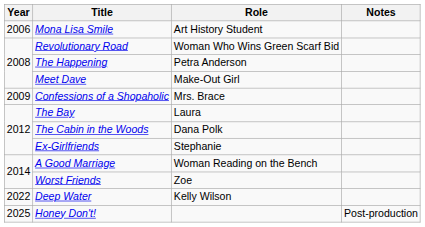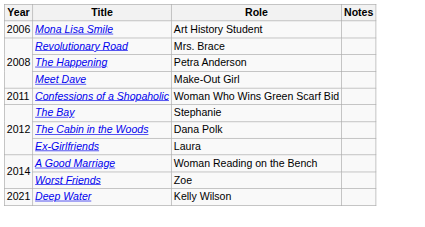(256, 46) Woman Who Wins Green Scarf Bid -> (199, 46) Mrs. Brace
(19, 96) 2009 -> (18, 96) 2011
(199, 96) Mrs. Brace -> (256, 96) Woman Who Wins Green Scarf Bid
(187, 113) Laura -> (198, 113) Stephanie
(198, 146) Stephanie -> (187, 146) Laura
(19, 197) 2022 -> (19, 197) 2021
- row: (65, 213)
